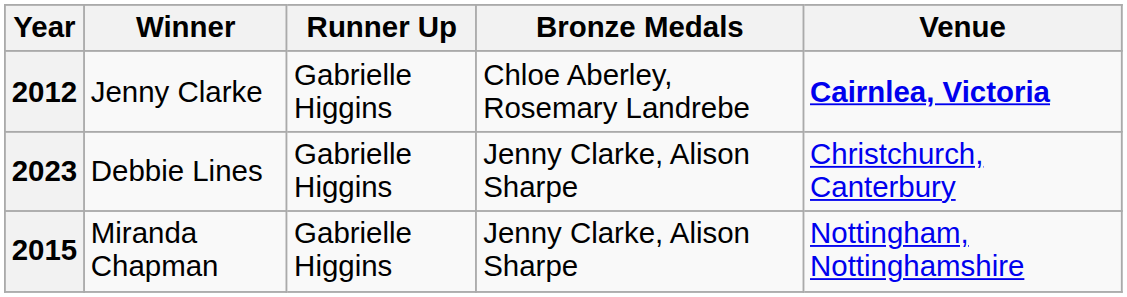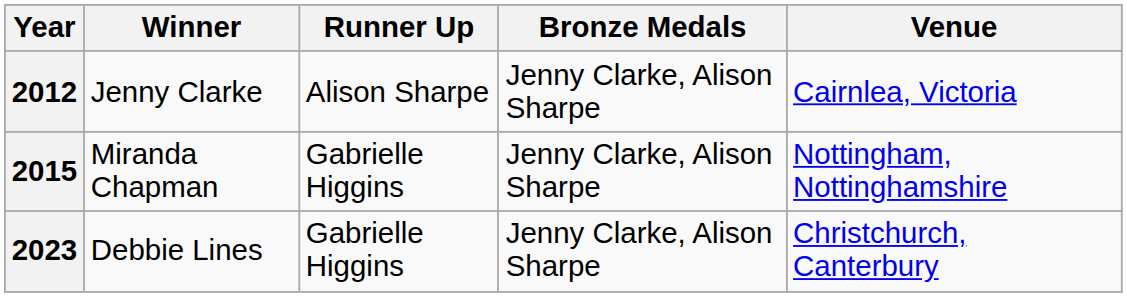(353, 91) Gabrielle Higgins -> (397, 91) Alison Sharpe
(617, 91) Chloe Aberley, Rosemary Landrebe -> (639, 91) Jenny Clarke, Alison Sharpe
(930, 91) bold -> (905, 91) normal
rows swapped: (44, 250) <-> (44, 170)
